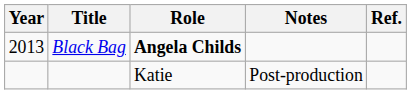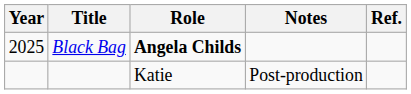(26, 46) 2013 -> (26, 46) 2025
